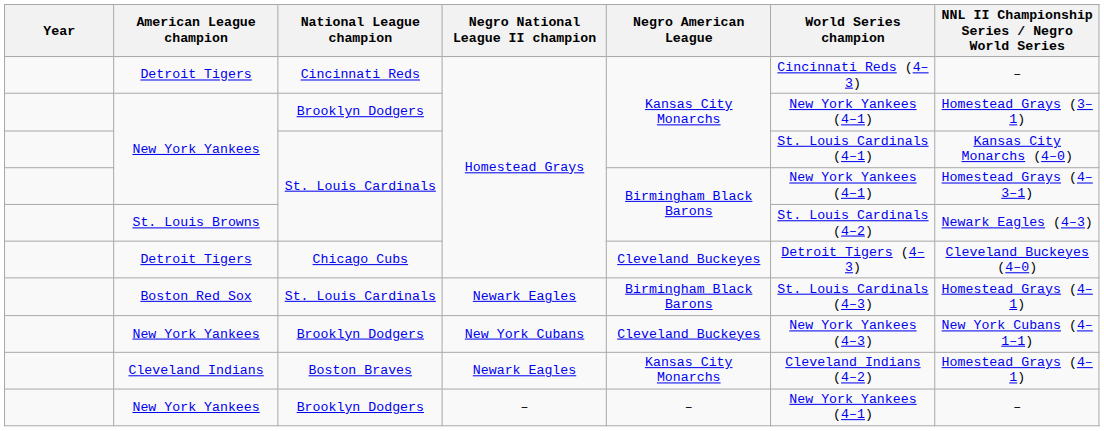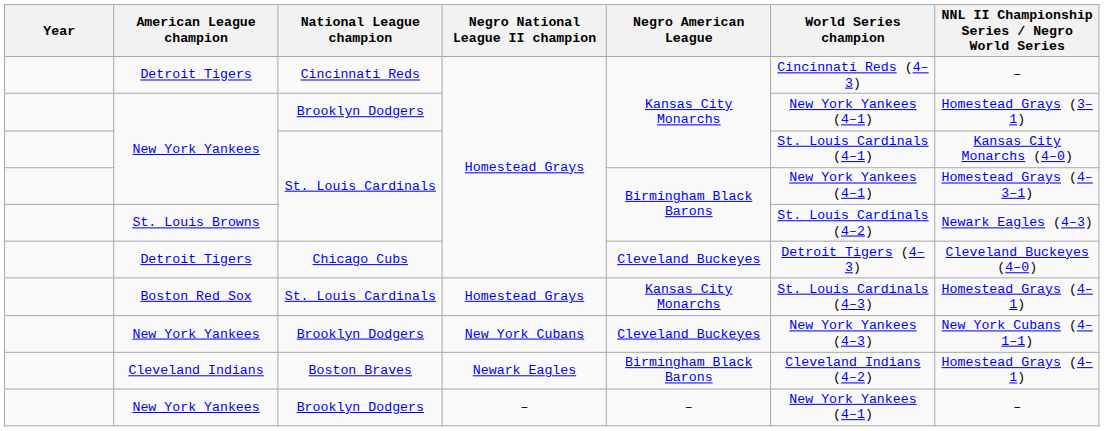(525, 297) Newark Eagles -> (525, 297) Homestead Grays
(689, 297) Birmingham Black Barons -> (689, 297) Kansas City Monarchs
(689, 370) Kansas City Monarchs -> (689, 370) Birmingham Black Barons
